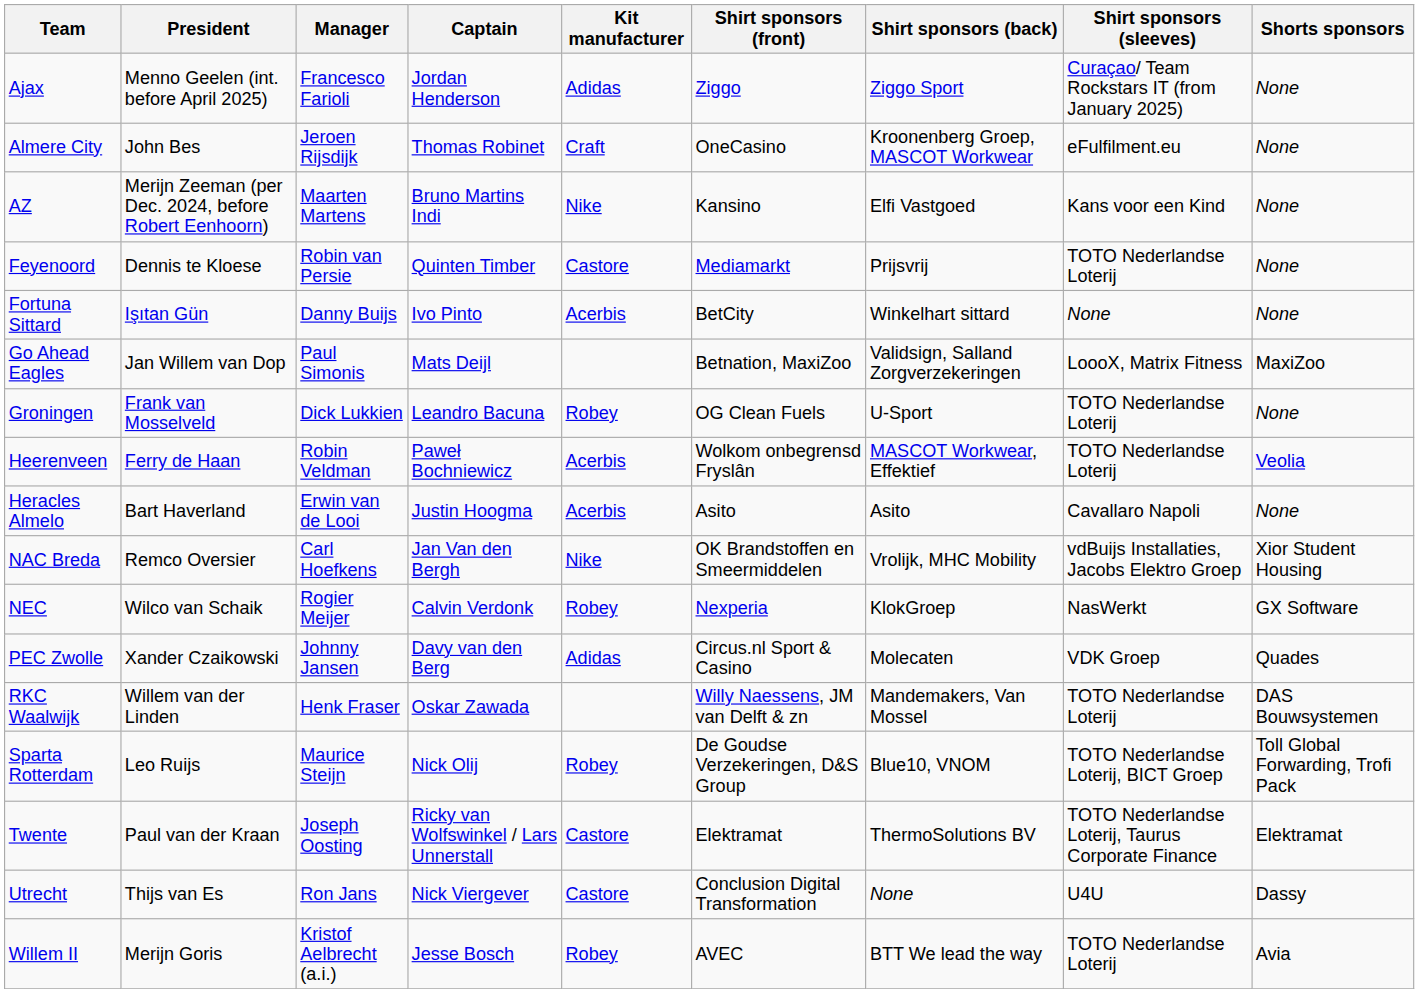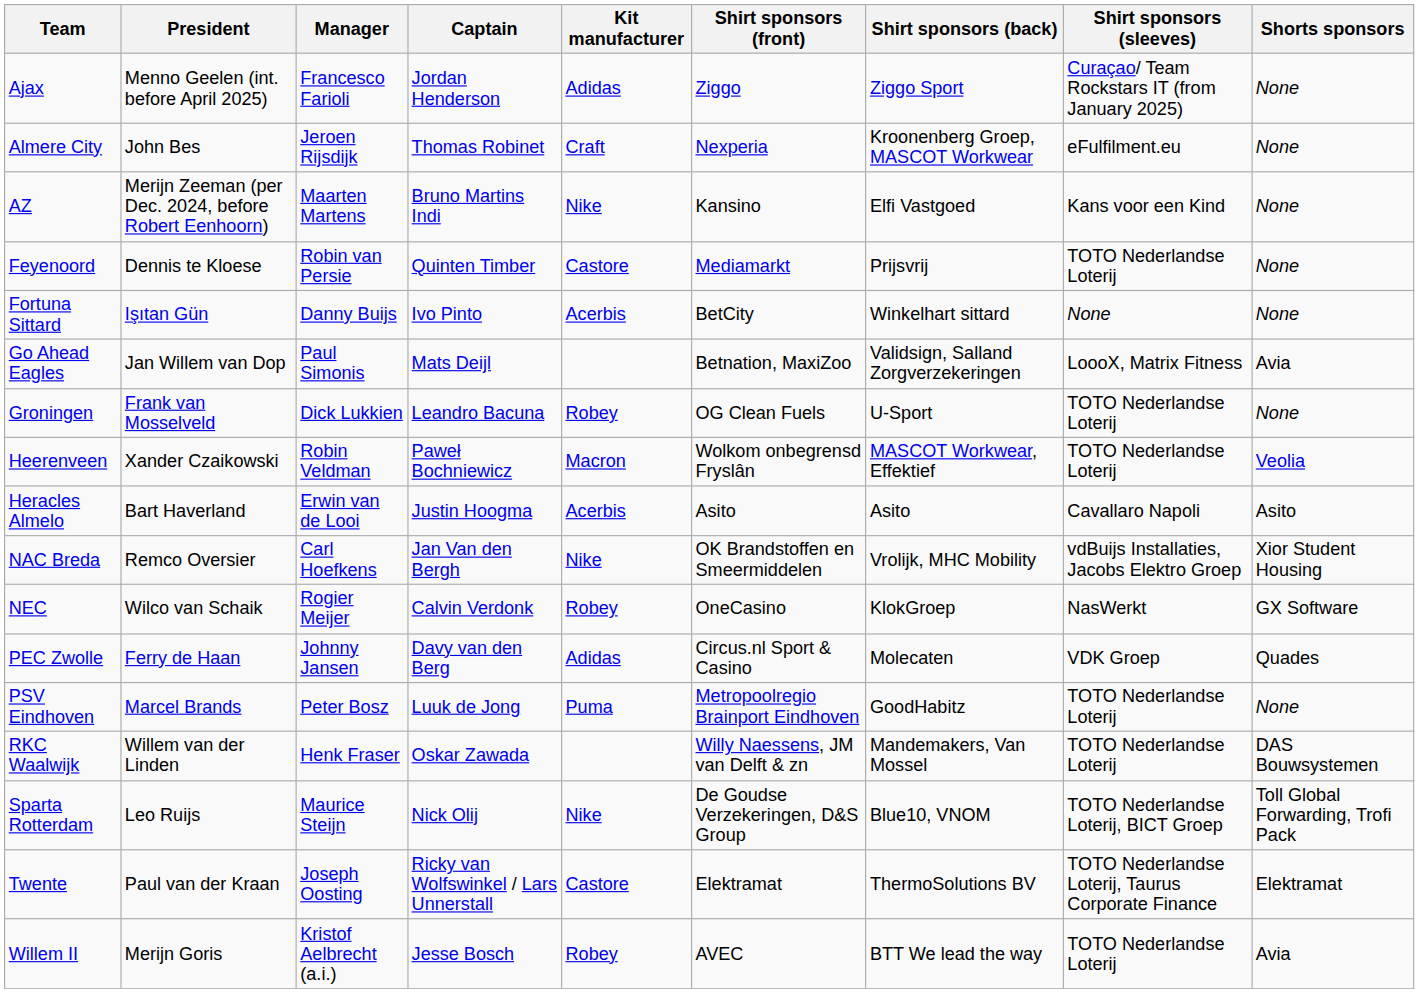(741, 147) OneCasino -> (732, 147) Nexperia
(1290, 363) MaxiZoo -> (1273, 363) Avia
(183, 461) Ferry de Haan -> (202, 461) Xander Czaikowski
(596, 461) Acerbis -> (596, 461) Macron
(1277, 510) None -> (1276, 510) Asito
(732, 608) Nexperia -> (741, 608) OneCasino
(202, 657) Xander Czaikowski -> (183, 657) Ferry de Haan
+ row: (51, 706)
(592, 766) Robey -> (584, 815) Nike
- row: (38, 894)
